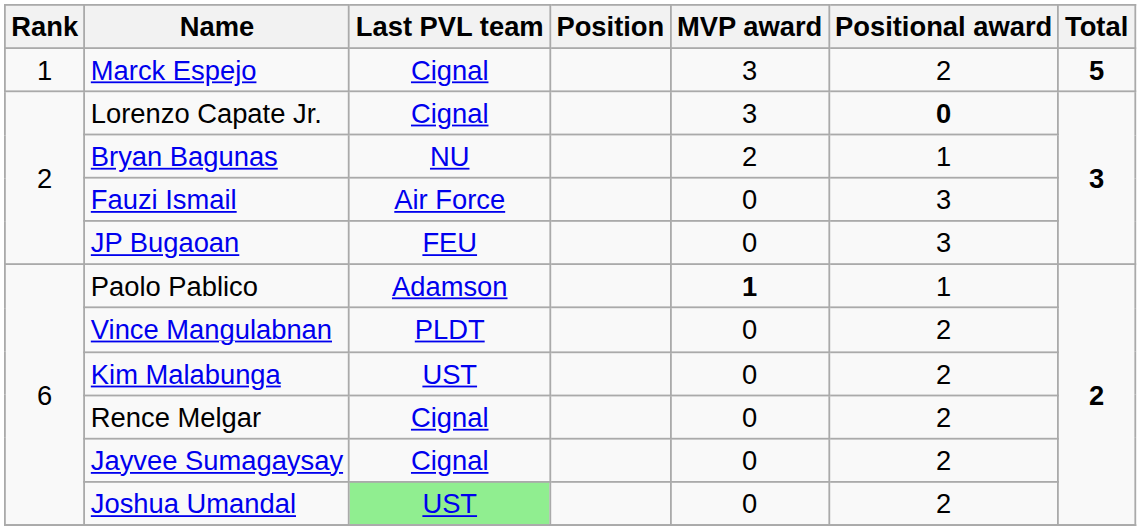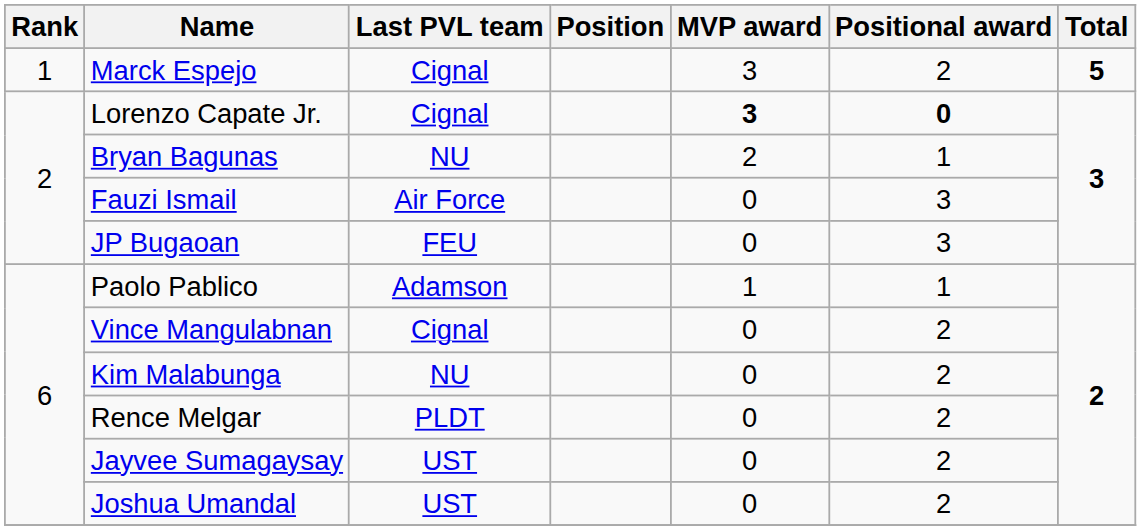(750, 113) normal -> (750, 113) bold
(750, 287) bold -> (750, 287) normal
(450, 330) PLDT -> (450, 330) Cignal
(450, 373) UST -> (450, 373) NU
(450, 417) Cignal -> (450, 417) PLDT
(450, 460) Cignal -> (450, 460) UST
(450, 503) lightgreen background -> (450, 503) no background
